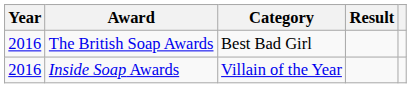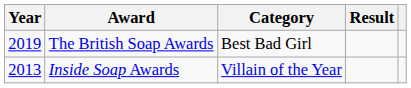(25, 43) 2016 -> (25, 43) 2019
(25, 69) 2016 -> (25, 69) 2013
